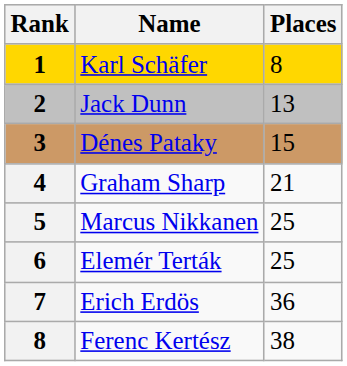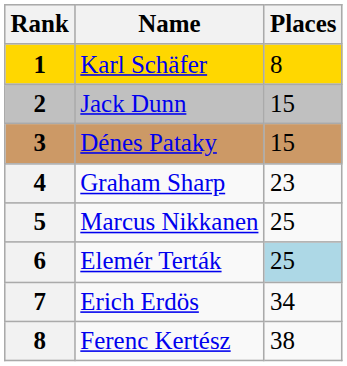(282, 103) 13 -> (282, 103) 15
(282, 182) 21 -> (282, 182) 23
(282, 261) no background -> (282, 261) lightblue background
(282, 301) 36 -> (282, 301) 34
